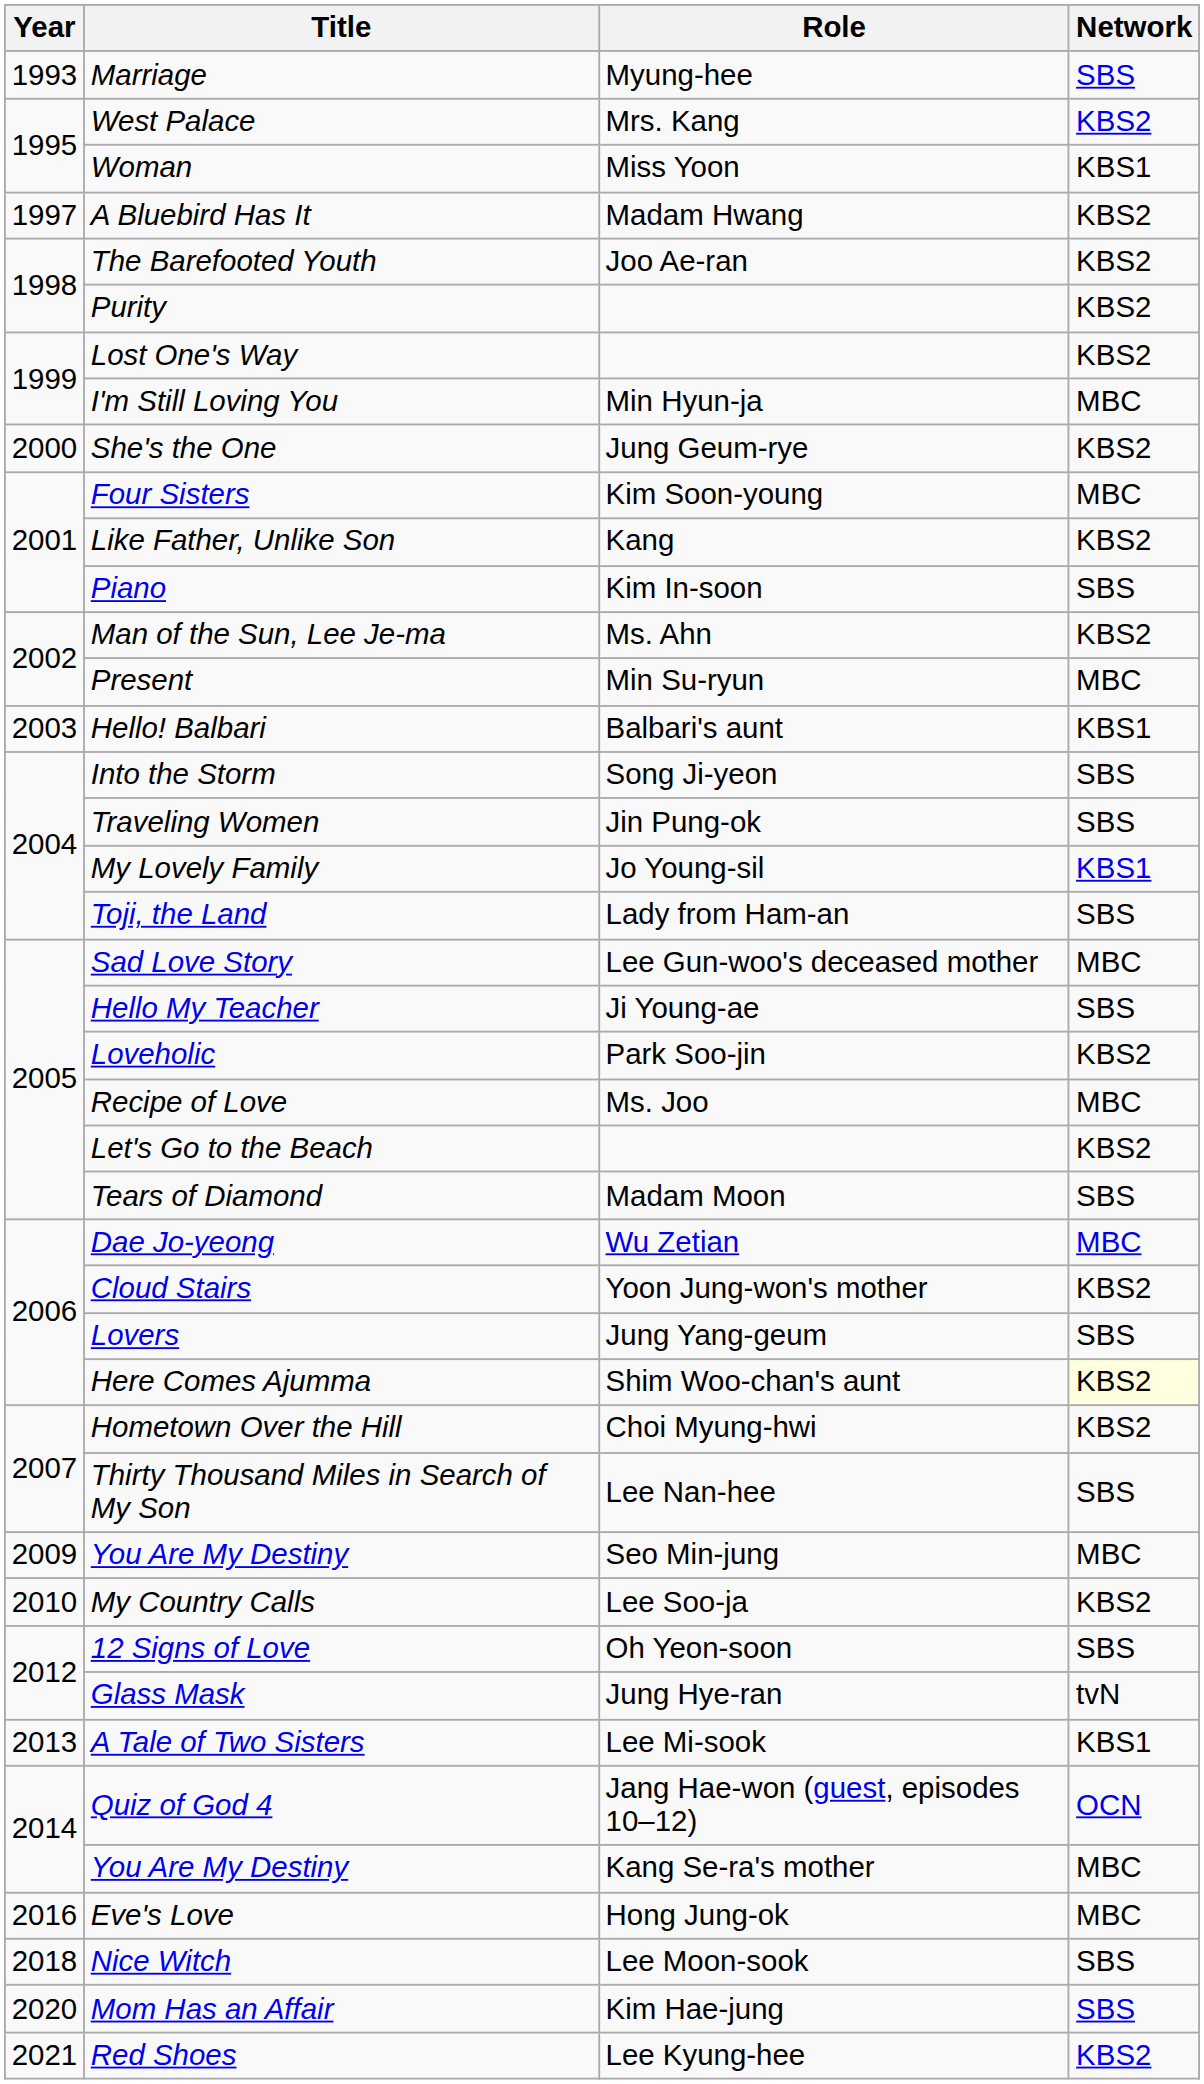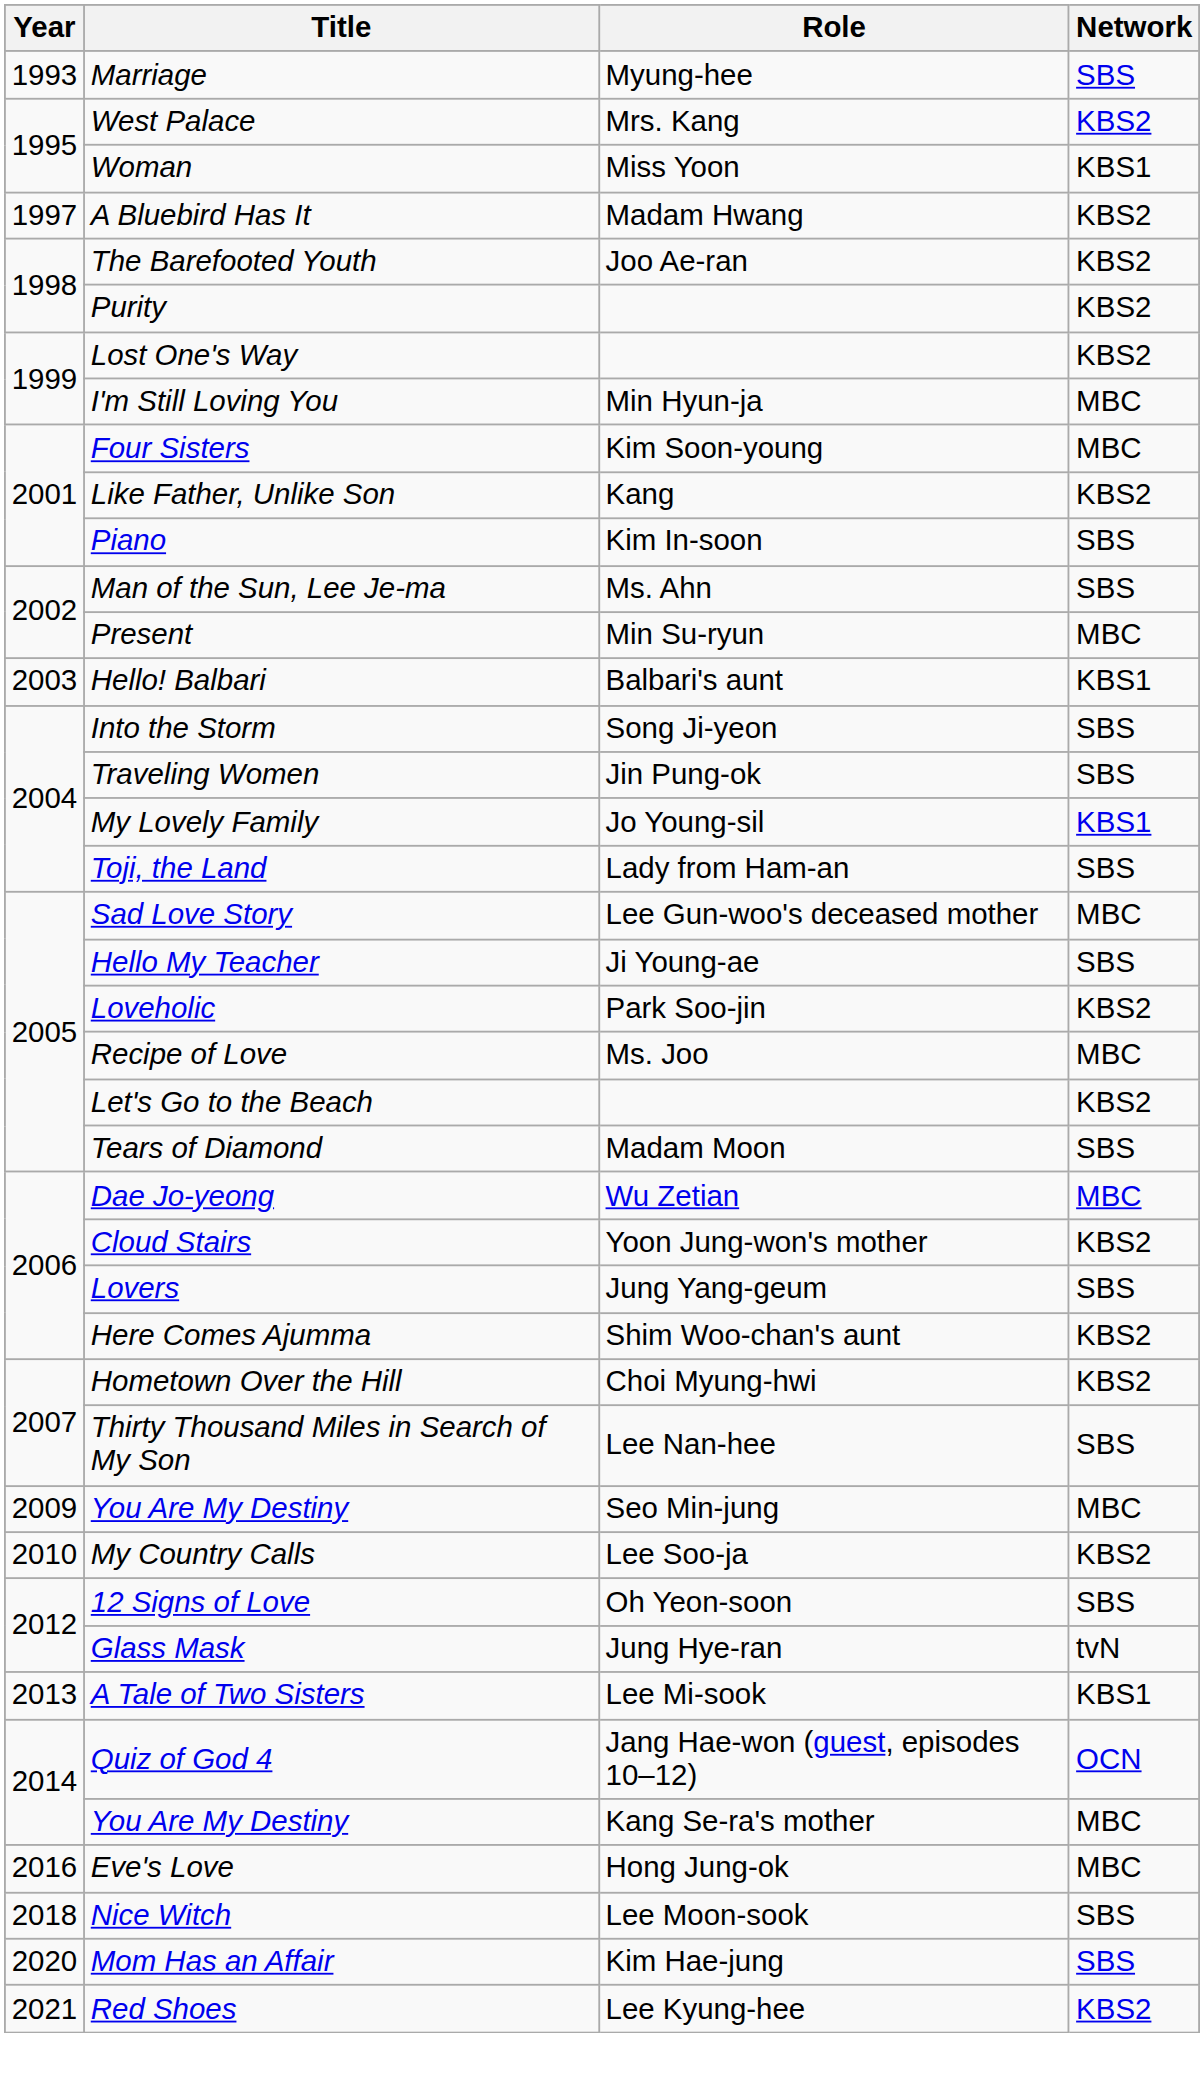- row: (184, 448)
(1114, 634) KBS2 -> (1106, 588) SBS
(1114, 1381) lightyellow background -> (1114, 1335) no background
